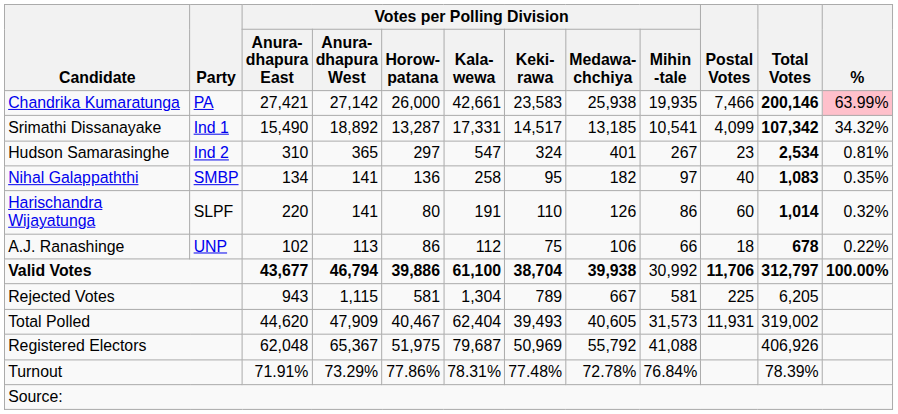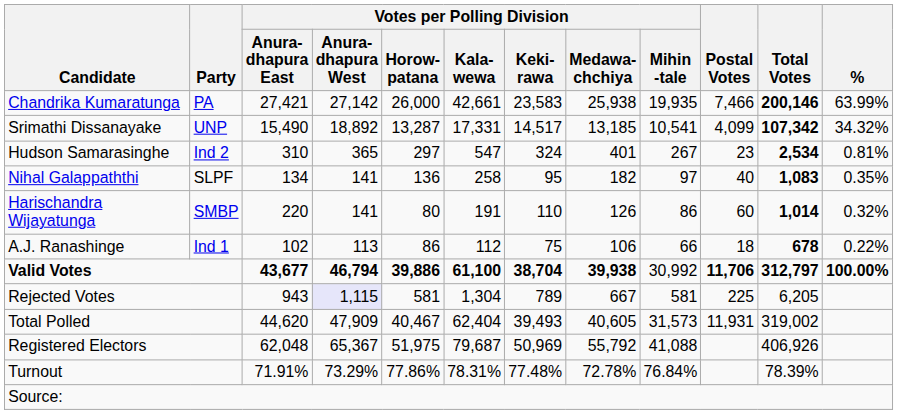(862, 102) pink background -> (862, 102) no background
(211, 128) Ind 1 -> (210, 128) UNP
(216, 178) SMBP -> (213, 178) SLPF
(213, 212) SLPF -> (216, 212) SMBP
(210, 246) UNP -> (211, 246) Ind 1
(359, 296) no background -> (359, 296) lavender background
